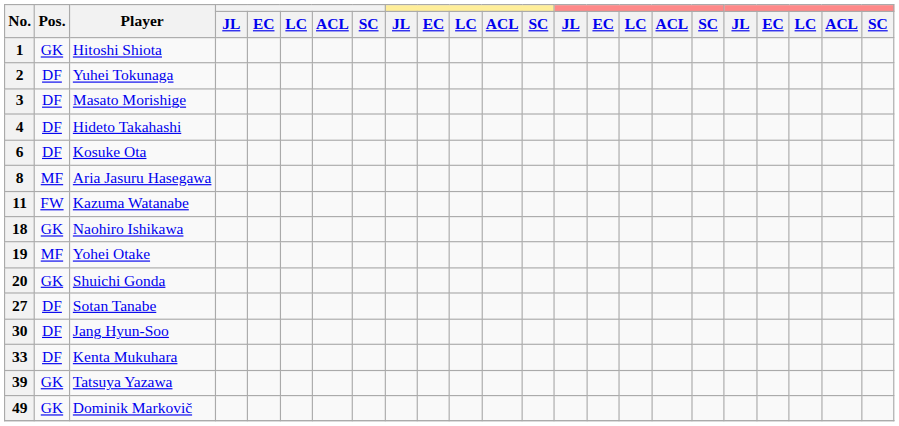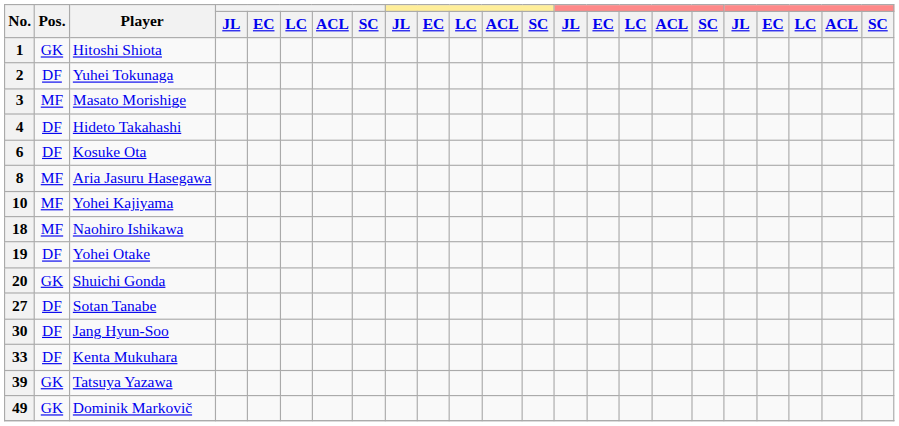(52, 100) DF -> (52, 100) MF
+ row: (20, 203)
- row: (20, 203)
(52, 228) GK -> (52, 228) MF
(52, 254) MF -> (52, 254) DF
